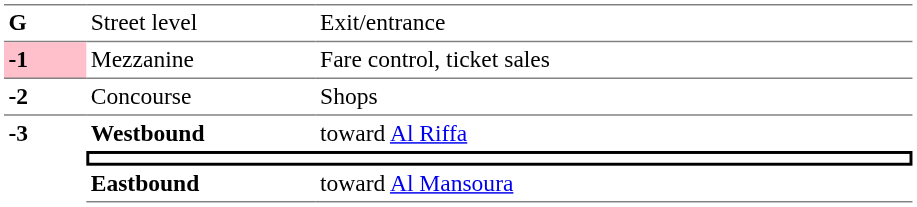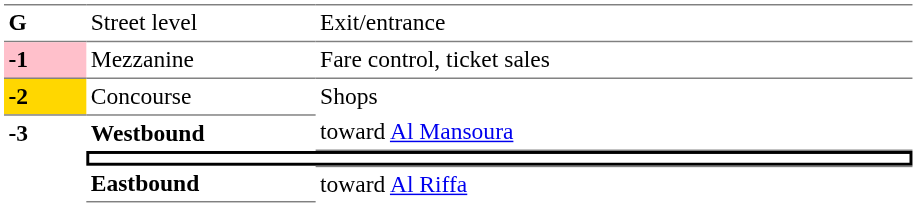(18, 96) no background -> (18, 96) gold background
(394, 133) toward Al Riffa -> (417, 131) toward Al Mansoura
(417, 183) toward Al Mansoura -> (394, 184) toward Al Riffa
